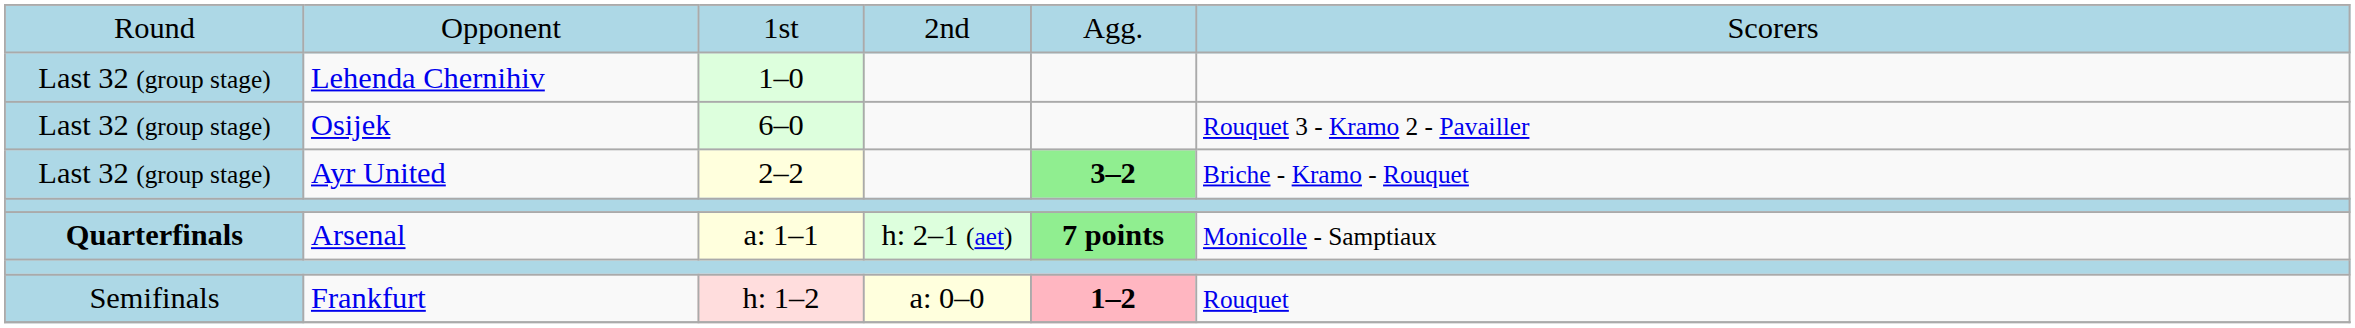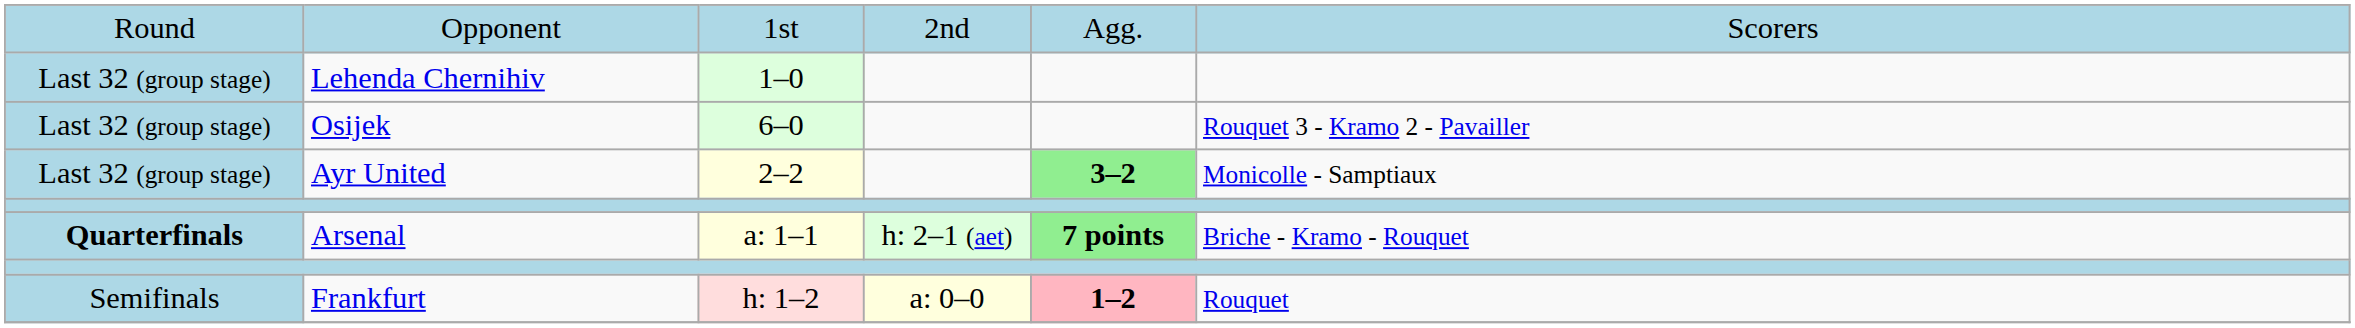(1336, 175) Briche - Kramo - Rouquet -> (1320, 175) Monicolle - Samptiaux
(1320, 237) Monicolle - Samptiaux -> (1336, 237) Briche - Kramo - Rouquet
